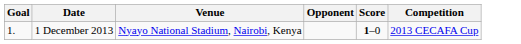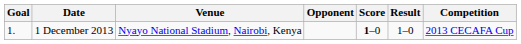+ column: (405, 13)
